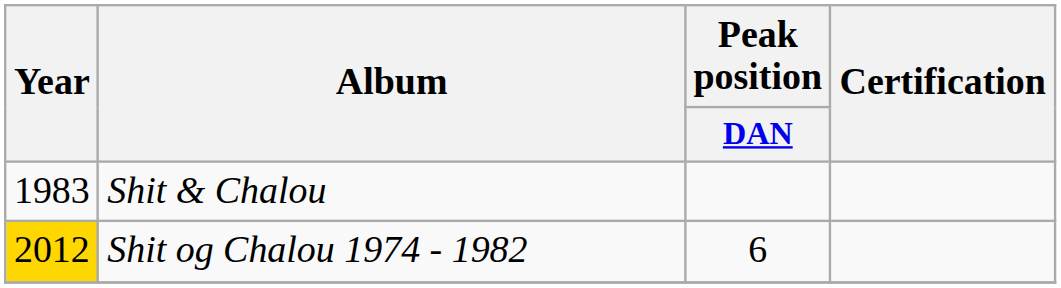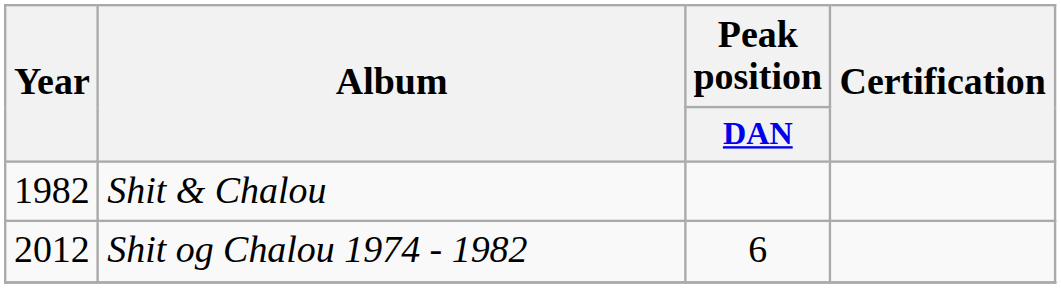(52, 190) 1983 -> (52, 190) 1982
(52, 250) gold background -> (52, 250) no background
